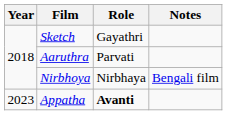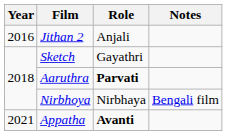+ row: (62, 36)
(115, 57) normal -> (117, 78) bold
(21, 99) 2023 -> (21, 120) 2021
